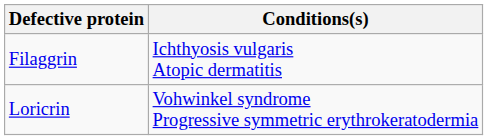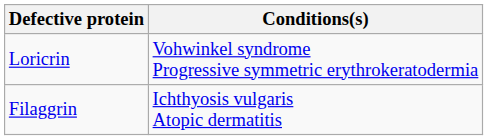rows swapped: (39, 109) <-> (43, 59)
